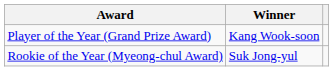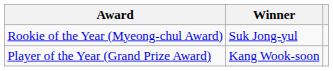rows swapped: (109, 35) <-> (115, 55)
